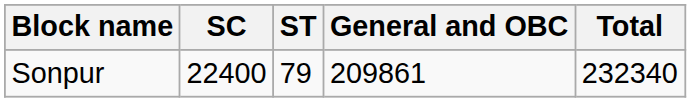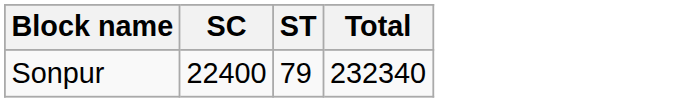- column: (449, 27)
